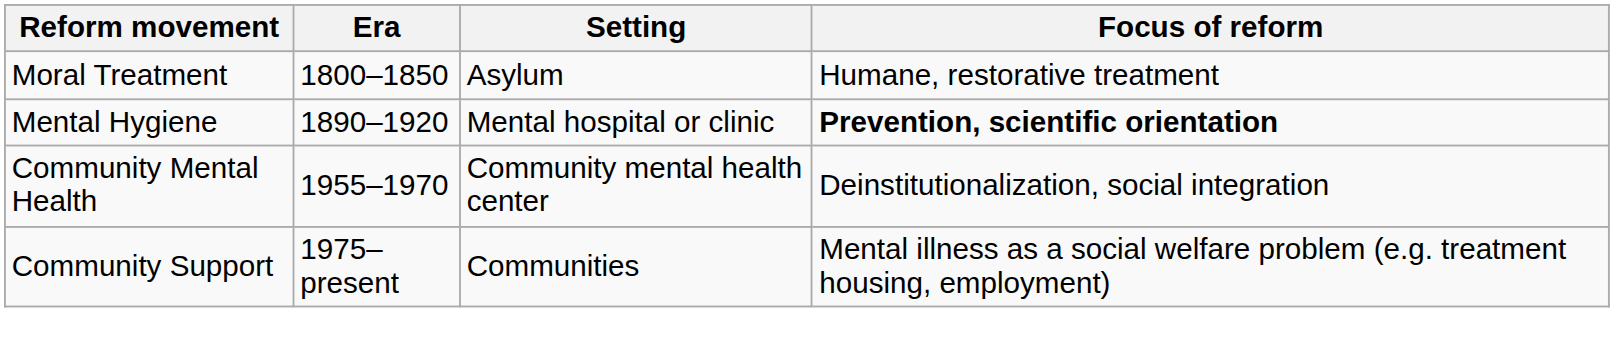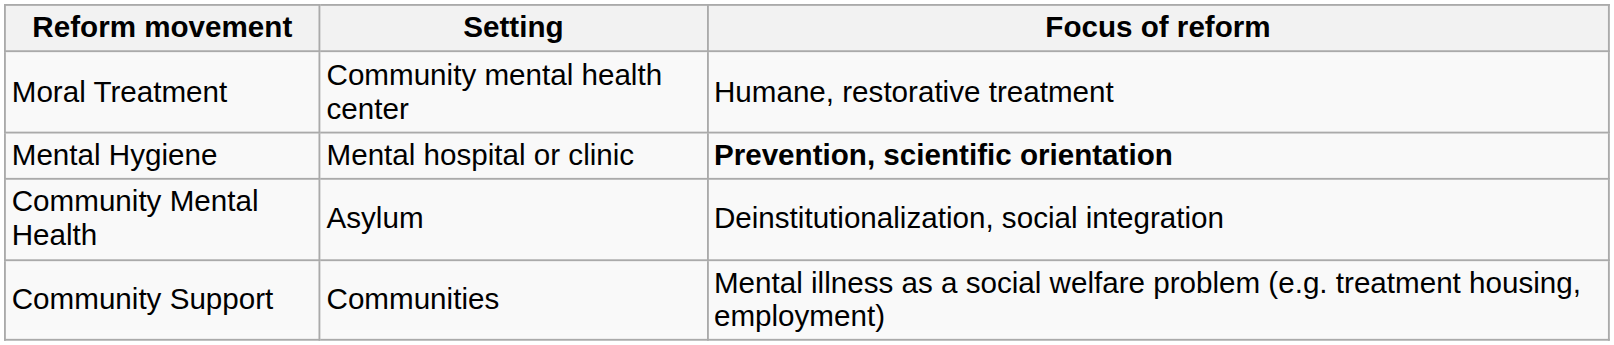- column: (377, 27)
(515, 74) Asylum -> (494, 91) Community mental health center
(634, 185) Community mental health center -> (375, 218) Asylum
